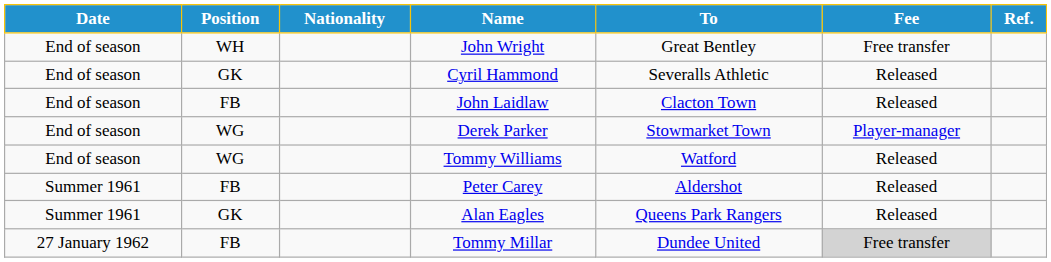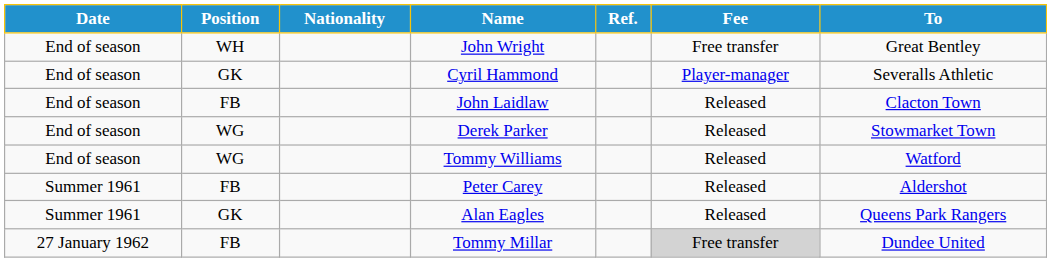columns swapped: (709, 18) <-> (1019, 18)
(906, 74) Released -> (735, 74) Player-manager
(906, 131) Player-manager -> (735, 131) Released
